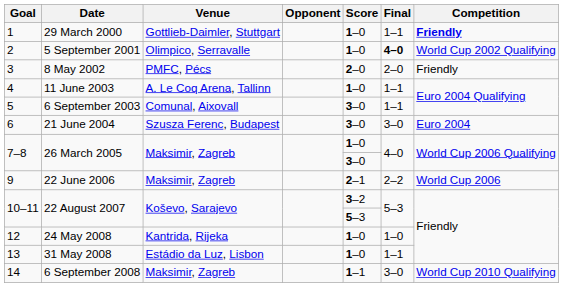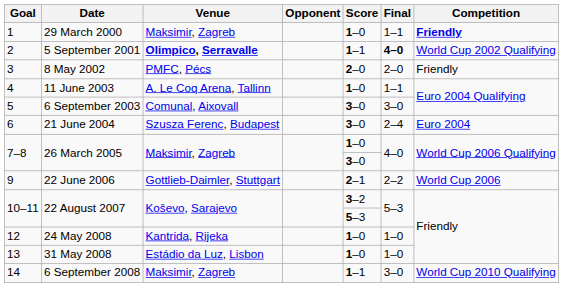(213, 32) Gottlieb-Daimler, Stuttgart -> (190, 32) Maksimir, Zagreb
(198, 50) normal -> (202, 50) bold
(362, 51) 1–0 -> (362, 51) 1–1
(397, 106) 1–1 -> (397, 106) 3–0
(397, 125) 3–0 -> (397, 125) 2–4
(190, 180) Maksimir, Zagreb -> (213, 180) Gottlieb-Daimler, Stuttgart
(397, 254) 1–1 -> (397, 254) 1–0
